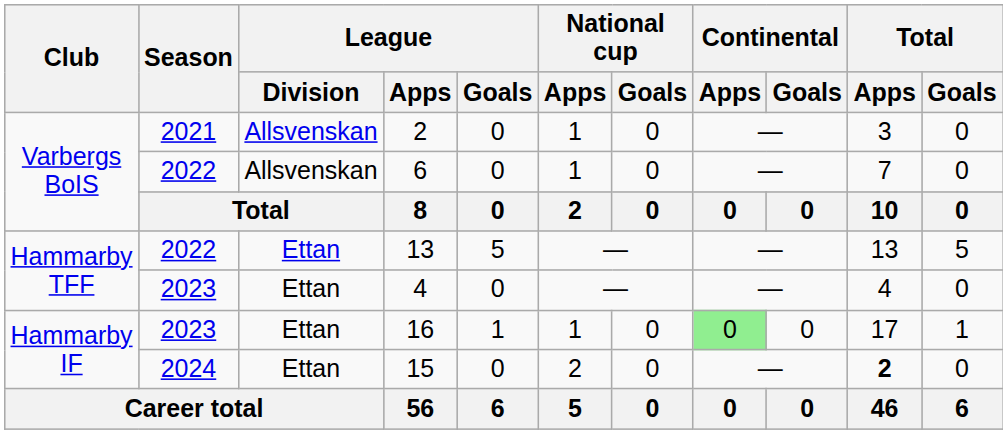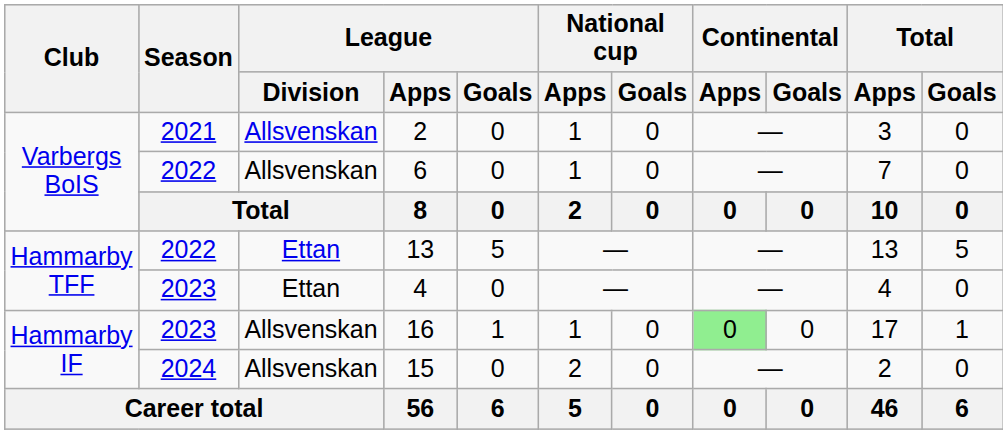(311, 329) Ettan -> (311, 329) Allsvenskan
(311, 369) Ettan -> (311, 369) Allsvenskan
(885, 369) bold -> (885, 369) normal
